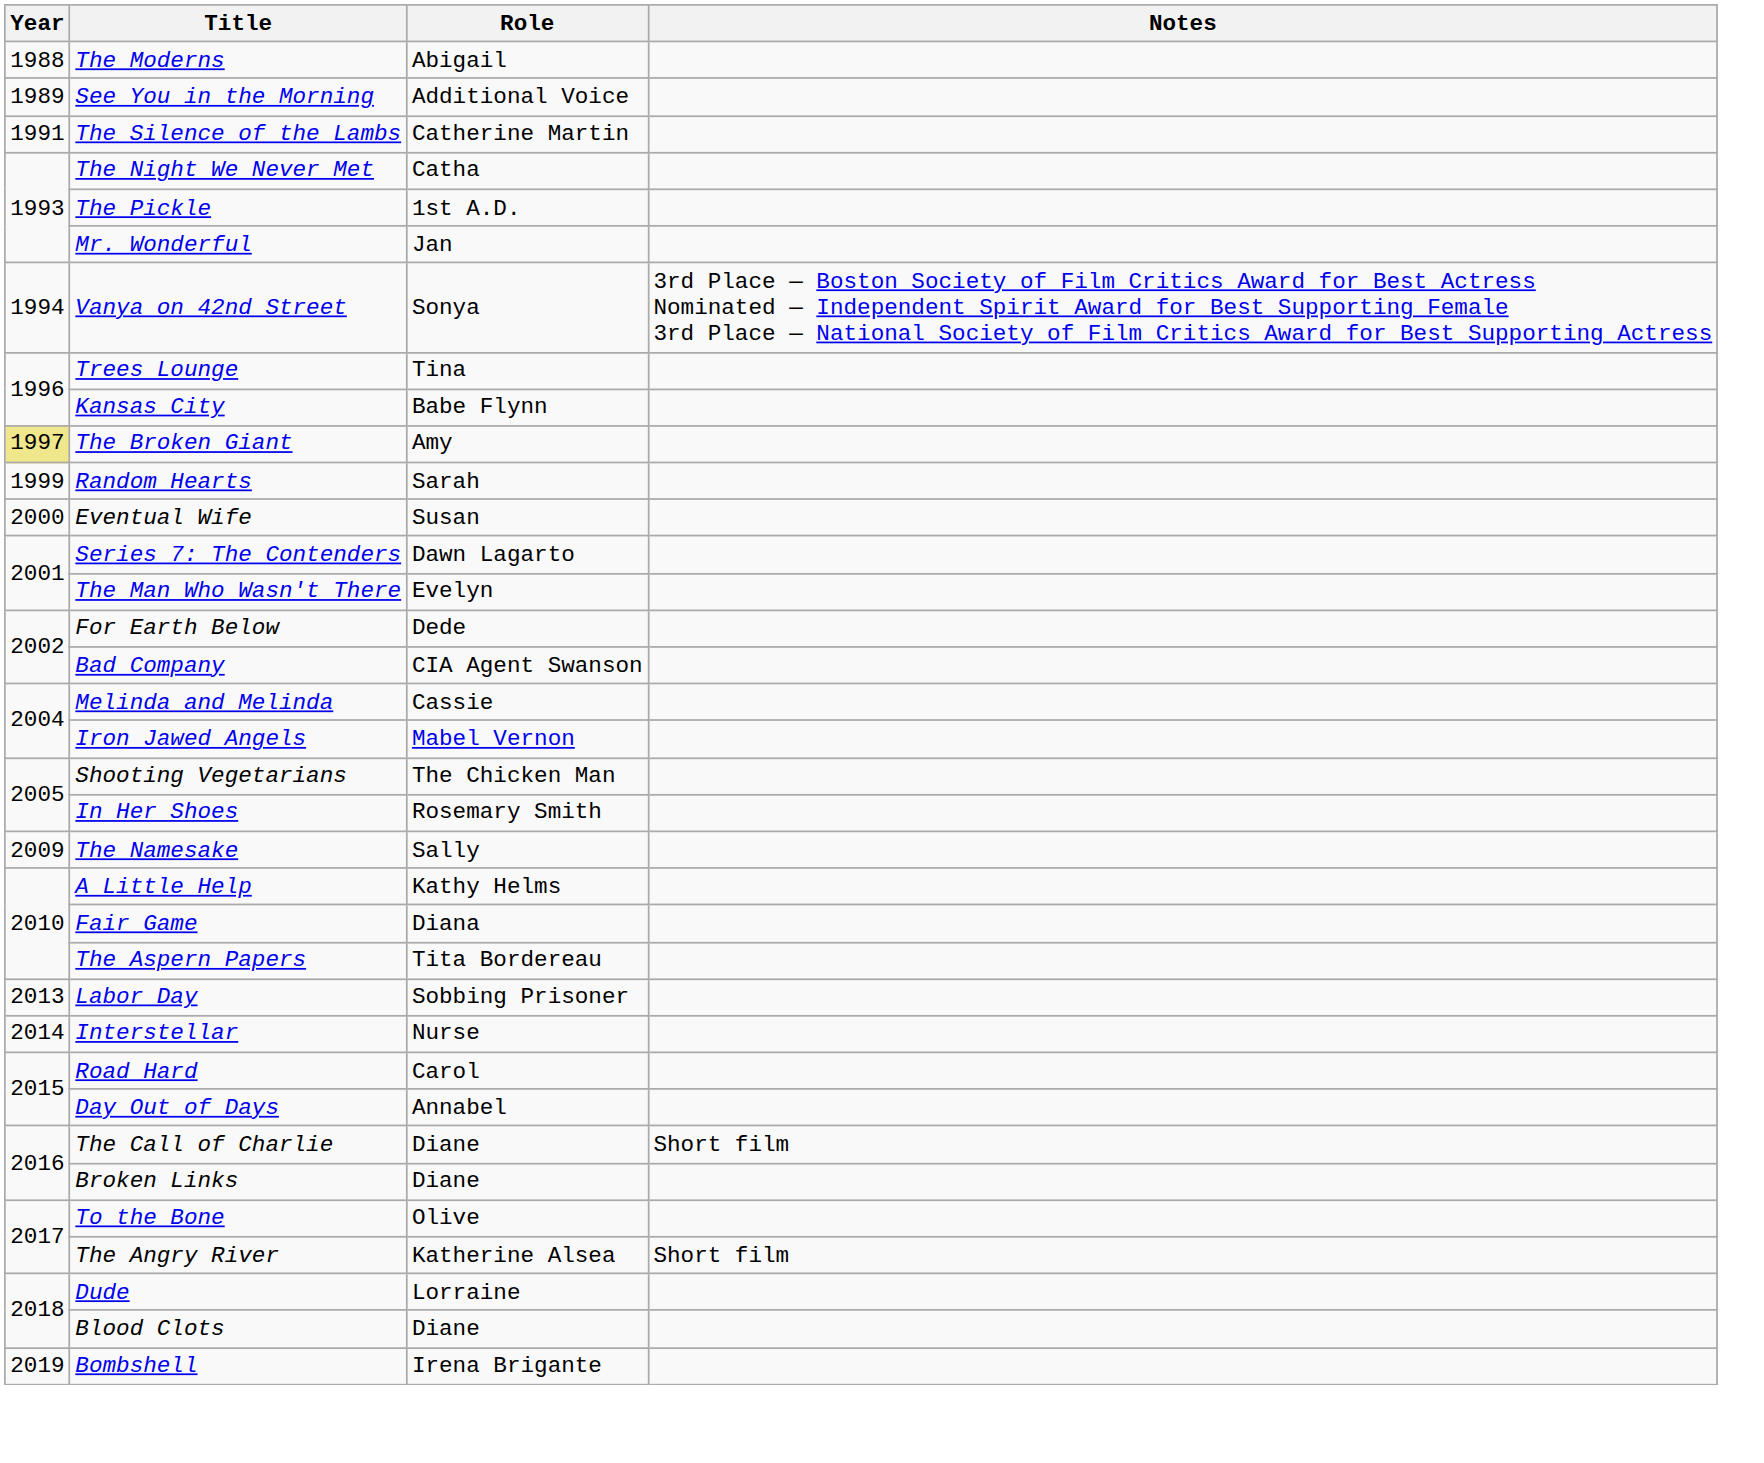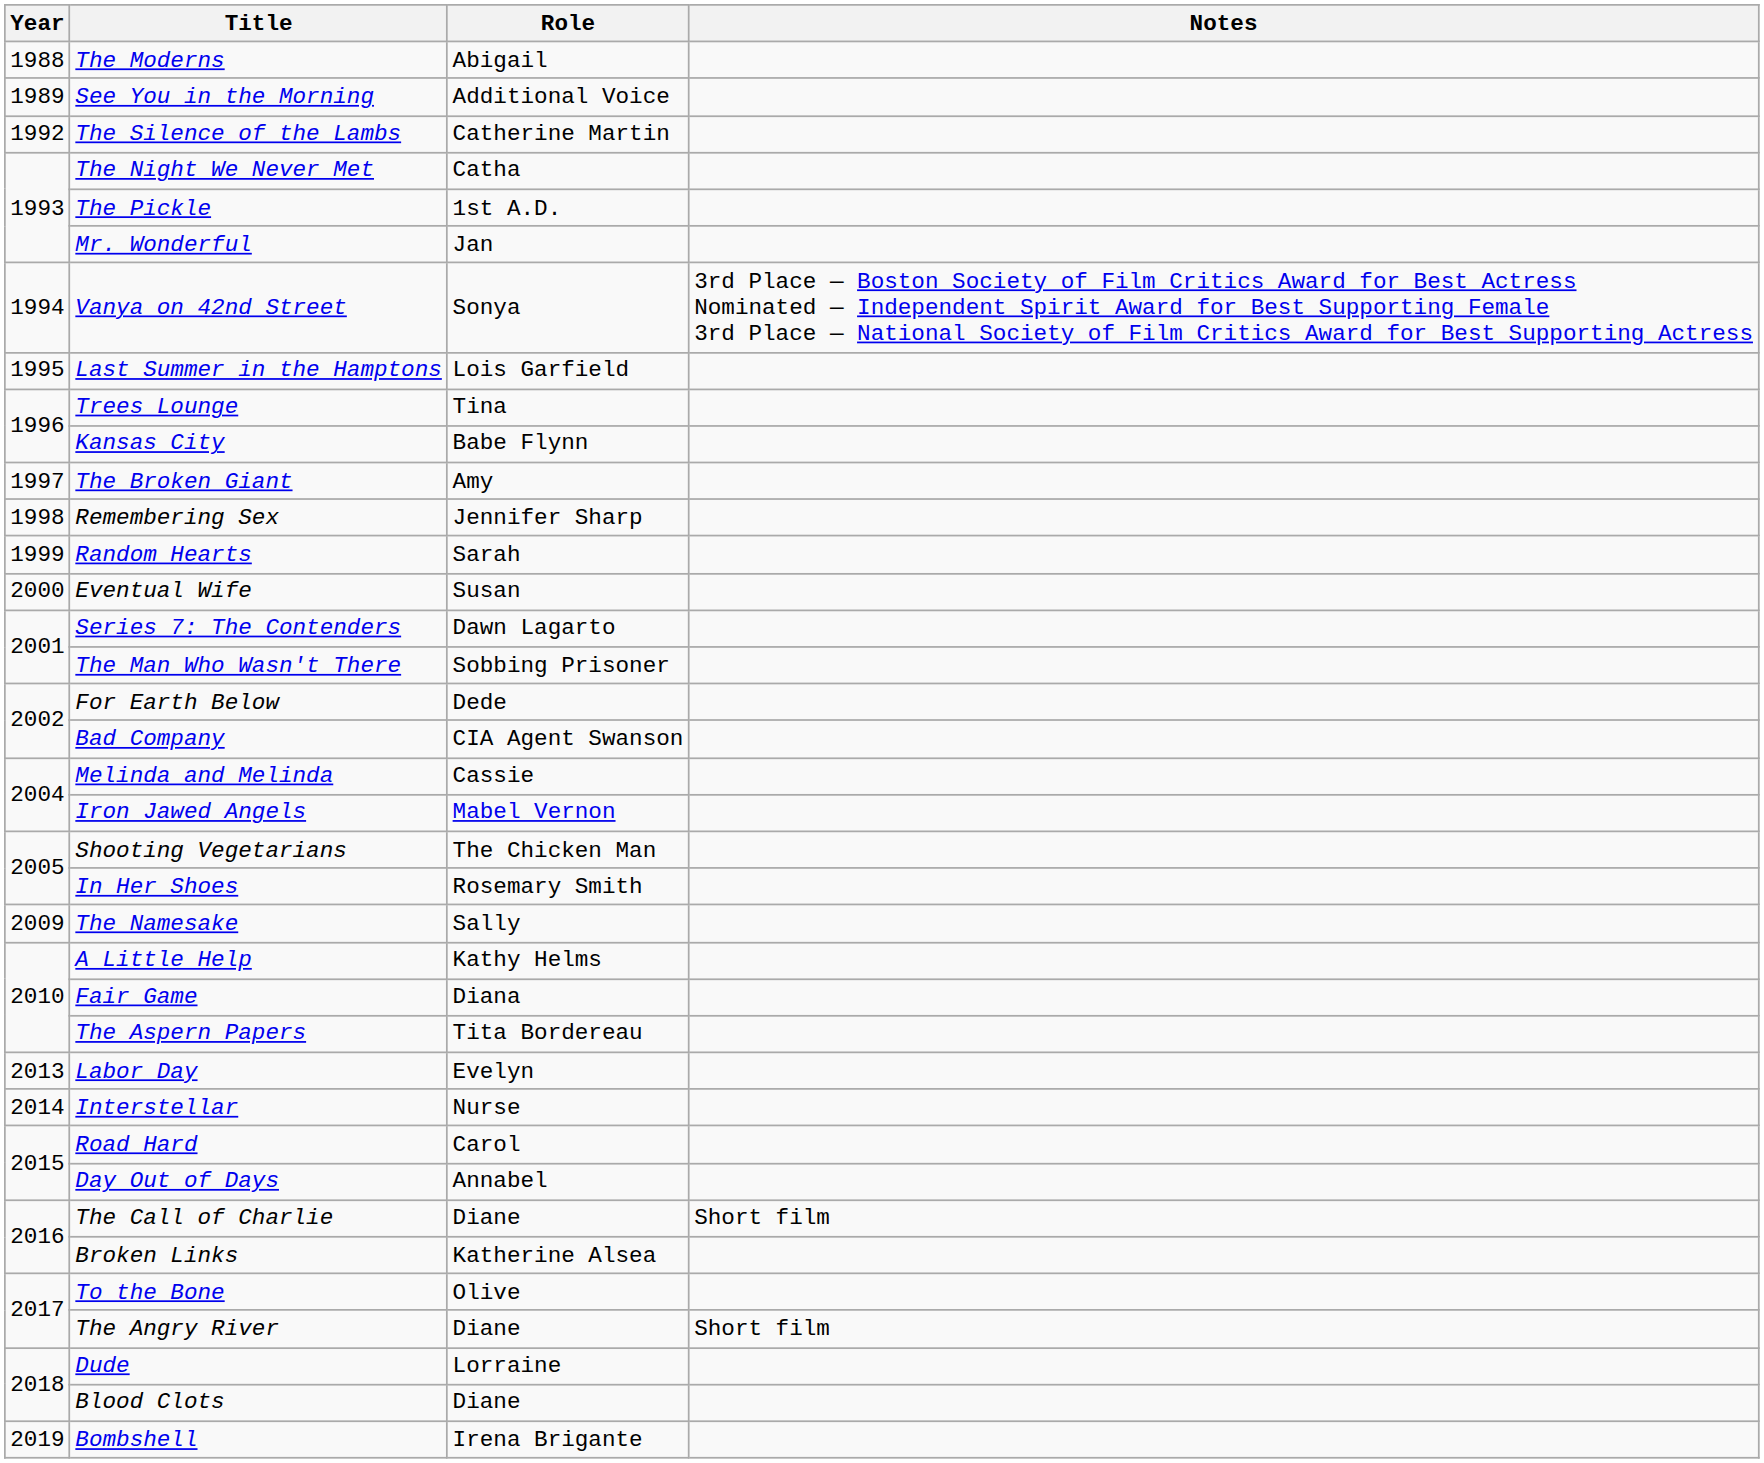(37, 134) 1991 -> (37, 134) 1992
+ row: (259, 370)
(37, 444) khaki background -> (37, 481) no background
+ row: (177, 518)
(453, 592) Evelyn -> (561, 665) Sobbing Prisoner
(520, 997) Sobbing Prisoner -> (493, 1071) Evelyn
(446, 1181) Diane -> (554, 1255) Katherine Alsea
(514, 1255) Katherine Alsea -> (487, 1329) Diane
